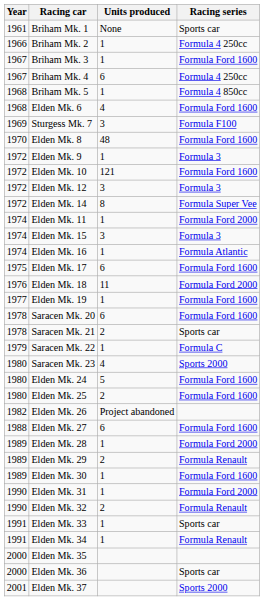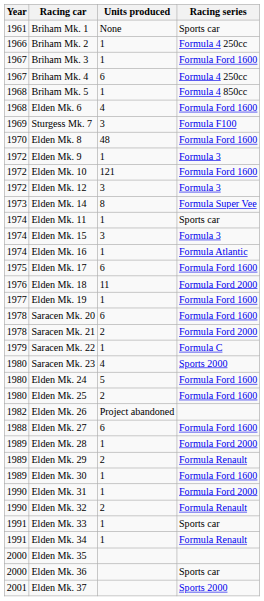(17, 204) 1972 -> (17, 204) 1973
(218, 220) Formula Ford 2000 -> (199, 220) Sports car
(199, 332) Sports car -> (218, 332) Formula Ford 2000
